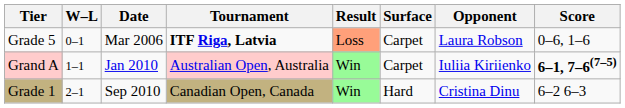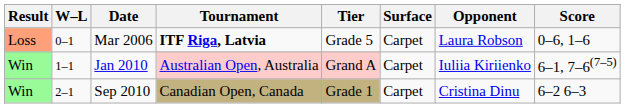columns swapped: (356, 16) <-> (33, 16)
(577, 65) bold -> (577, 65) normal
(398, 91) Hard -> (403, 91) Carpet
